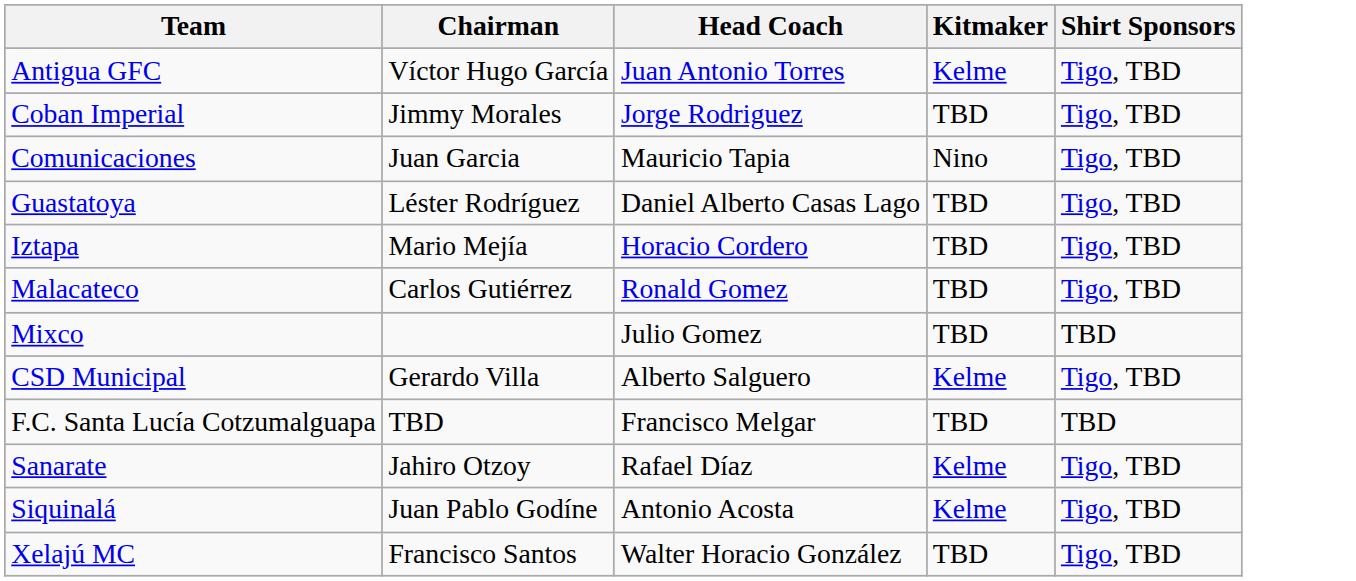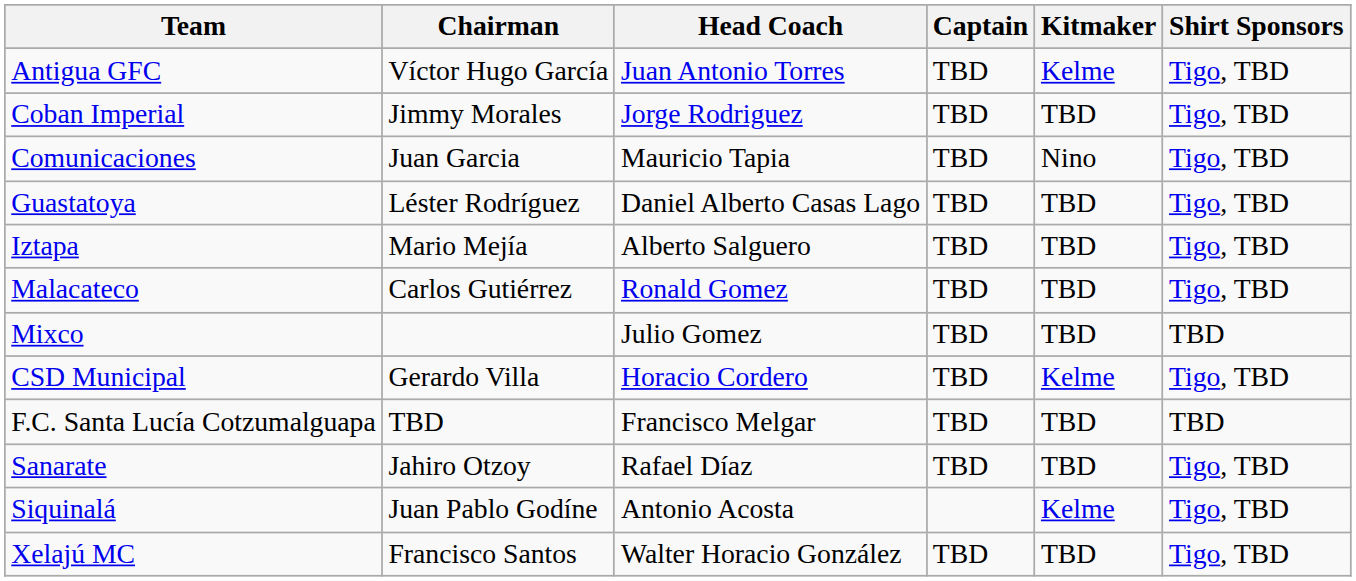+ column: (981, 26)
(714, 245) Horacio Cordero -> (716, 245) Alberto Salguero
(716, 377) Alberto Salguero -> (714, 377) Horacio Cordero
(970, 465) Kelme -> (1069, 465) TBD
